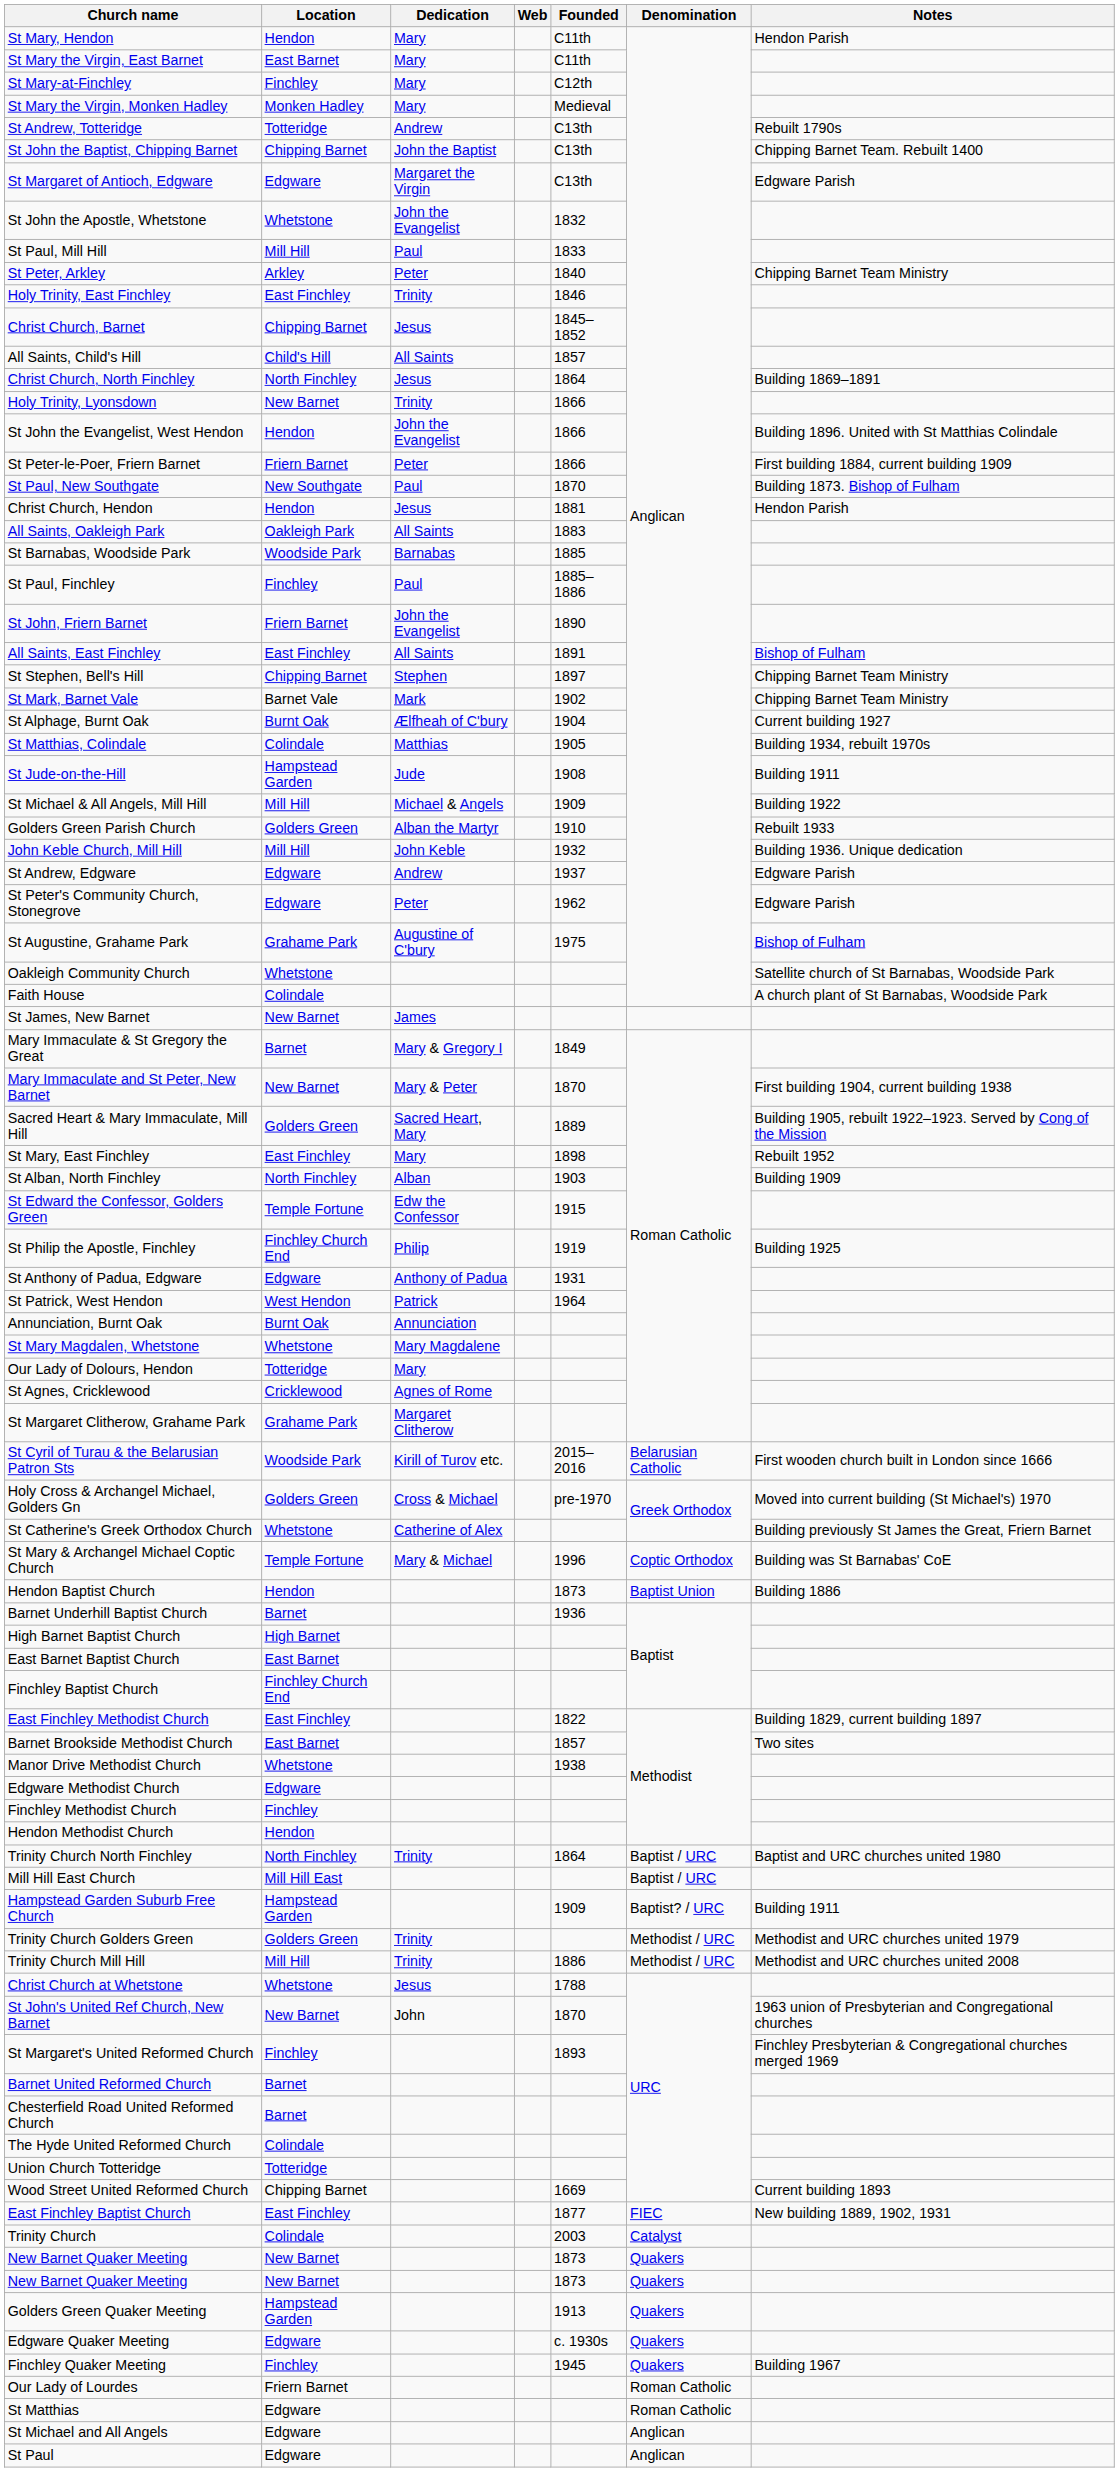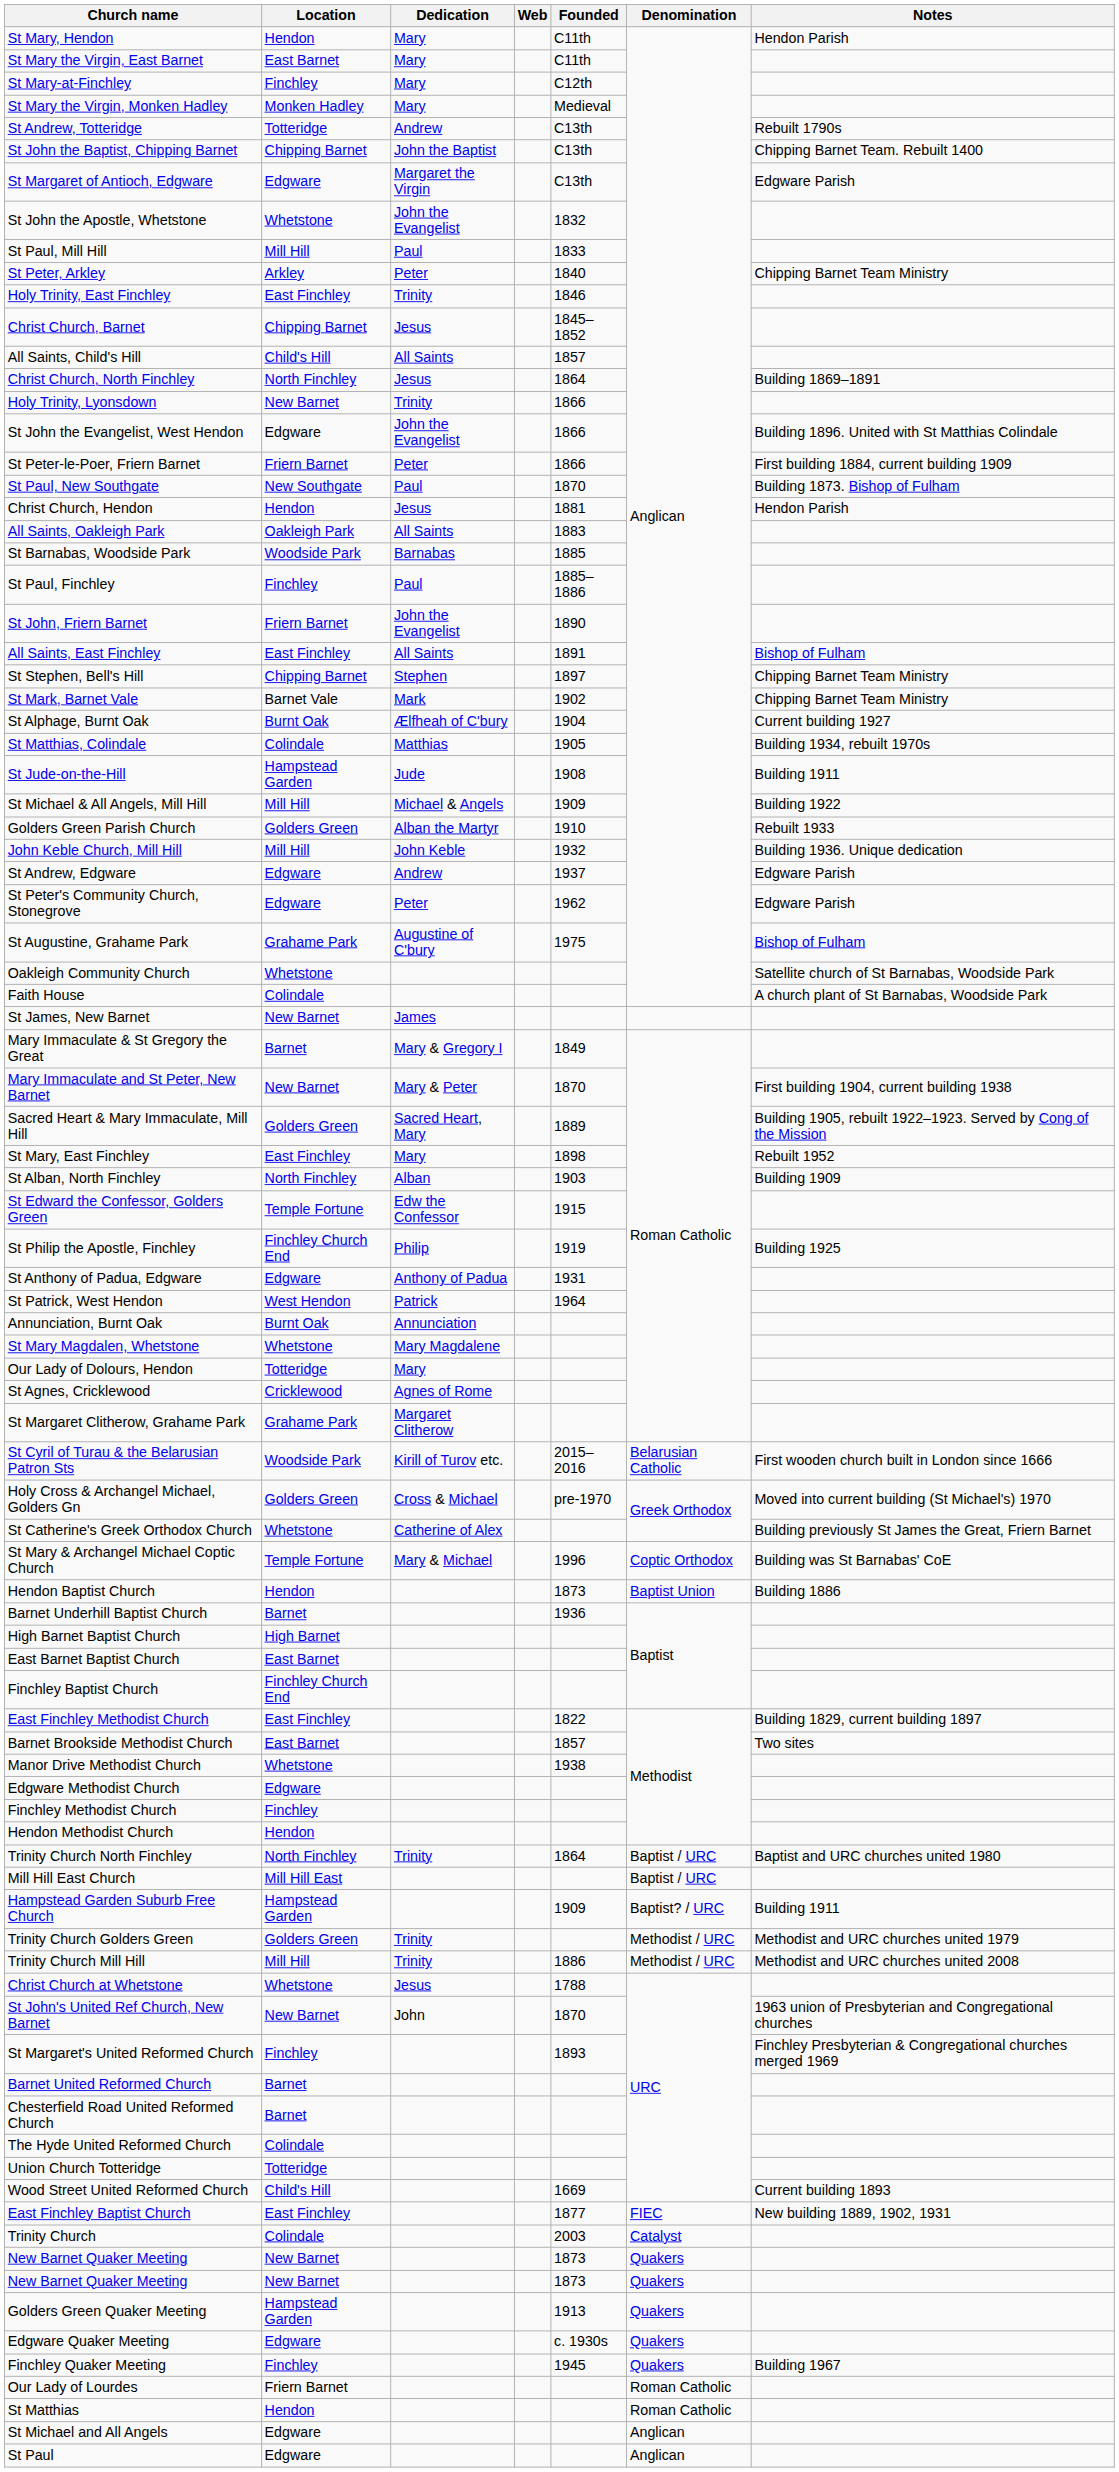(290, 433) Hendon -> (293, 433) Edgware
(316, 2190) Chipping Barnet -> (298, 2190) Child's Hill
(293, 2410) Edgware -> (290, 2410) Hendon
